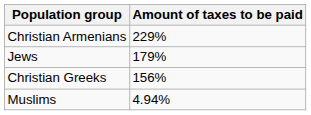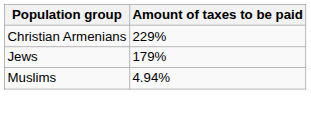- row: (57, 78)
